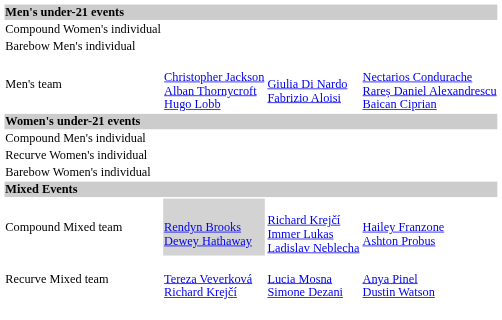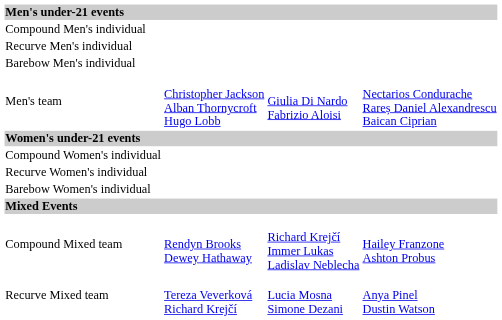rows swapped: (76, 138) <-> (83, 29)
+ row: (69, 46)
(208, 234) lightgrey background -> (208, 251) no background
